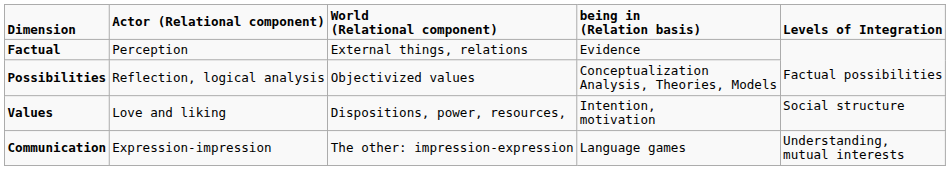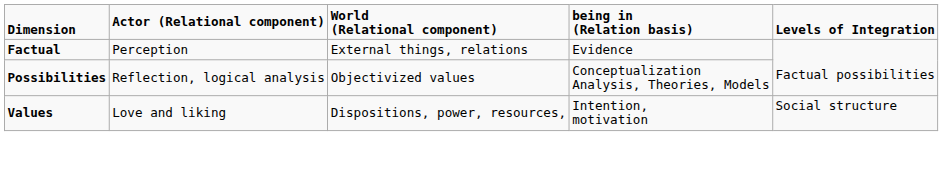- row: (57, 148)
